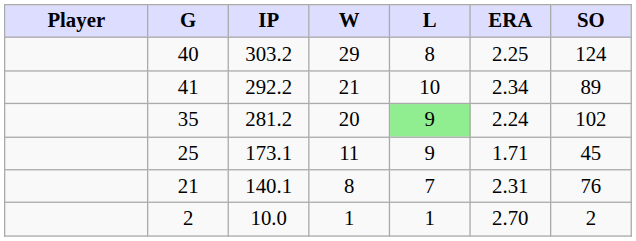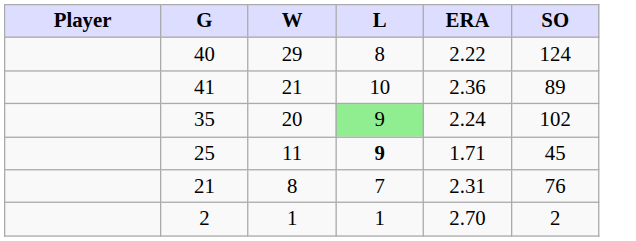- column: (269, 20)
(510, 53) 2.25 -> (467, 53) 2.22
(510, 86) 2.34 -> (467, 86) 2.36
(430, 152) normal -> (380, 152) bold
